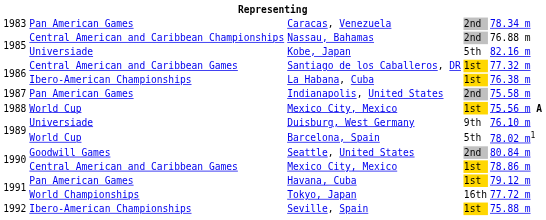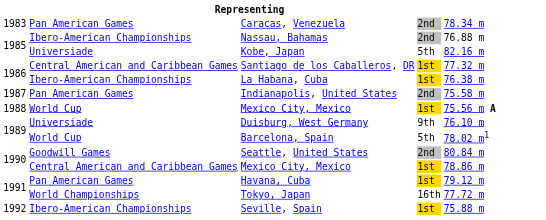(157, 38) Central American and Caribbean Championships -> (110, 38) Ibero-American Championships
